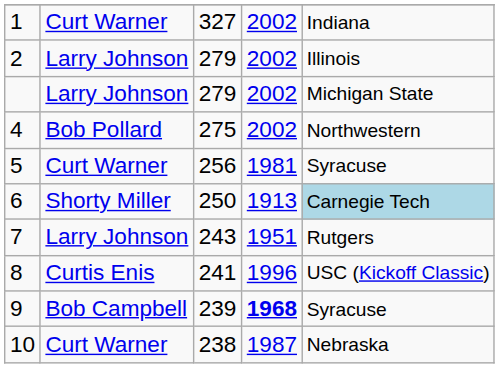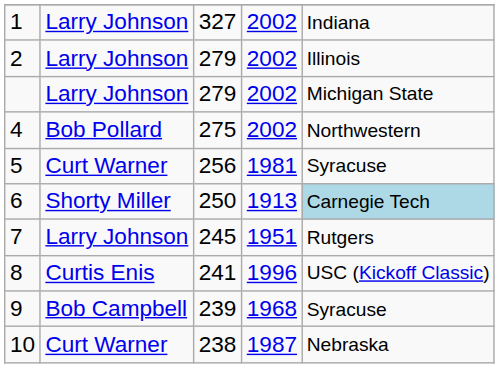(106, 22) Curt Warner -> (117, 22) Larry Johnson
(218, 237) 243 -> (218, 237) 245
(272, 308) bold -> (272, 308) normal
